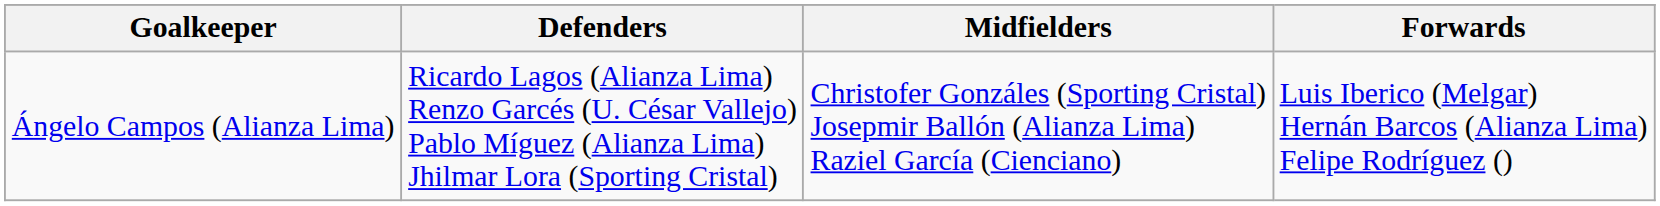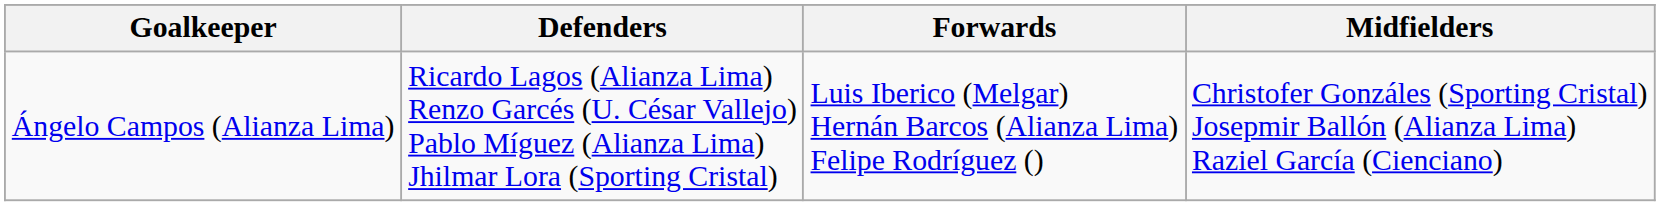columns swapped: (1038, 28) <-> (1464, 28)
